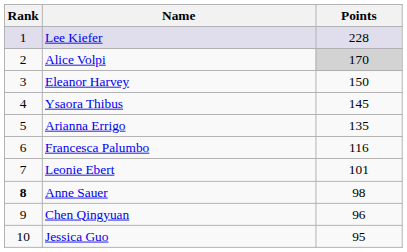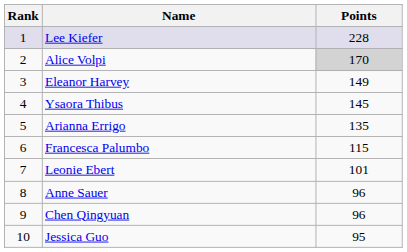(359, 81) 150 -> (359, 81) 149
(359, 148) 116 -> (359, 148) 115
(23, 192) bold -> (23, 192) normal
(359, 192) 98 -> (359, 192) 96
